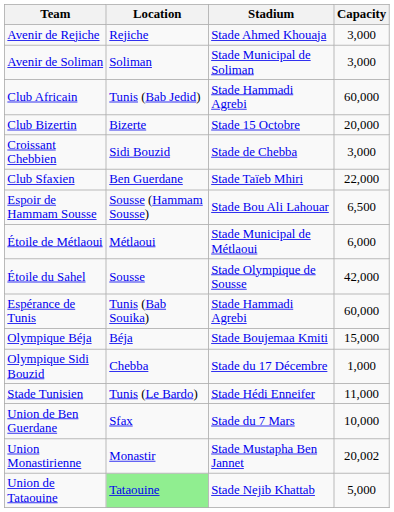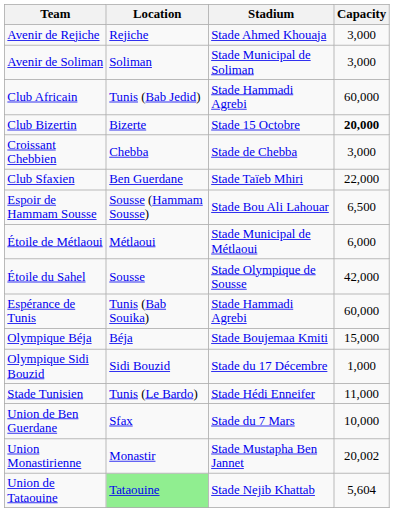(362, 124) normal -> (362, 124) bold
(140, 152) Sidi Bouzid -> (129, 152) Chebba
(129, 366) Chebba -> (140, 366) Sidi Bouzid
(362, 490) 5,000 -> (362, 490) 5,604
